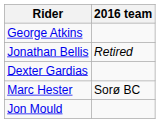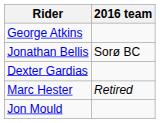(113, 52) Retired -> (117, 52) Sorø BC
(117, 90) Sorø BC -> (113, 90) Retired
